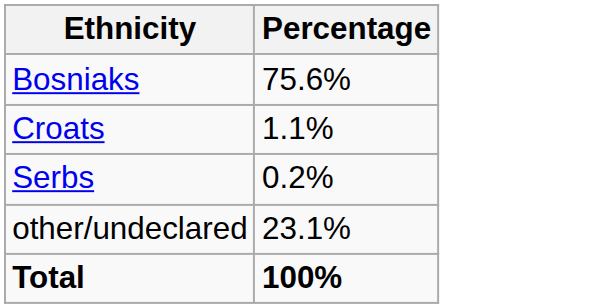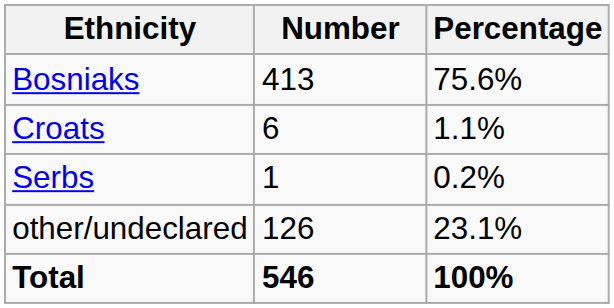+ column: (340, 29)
